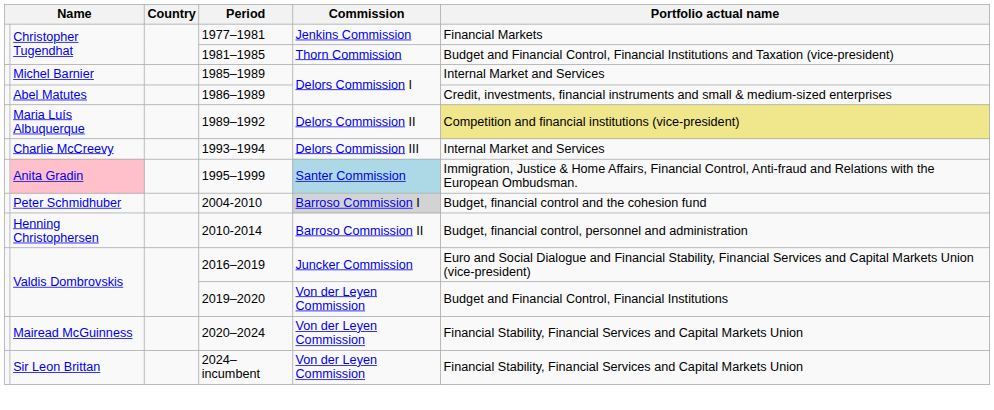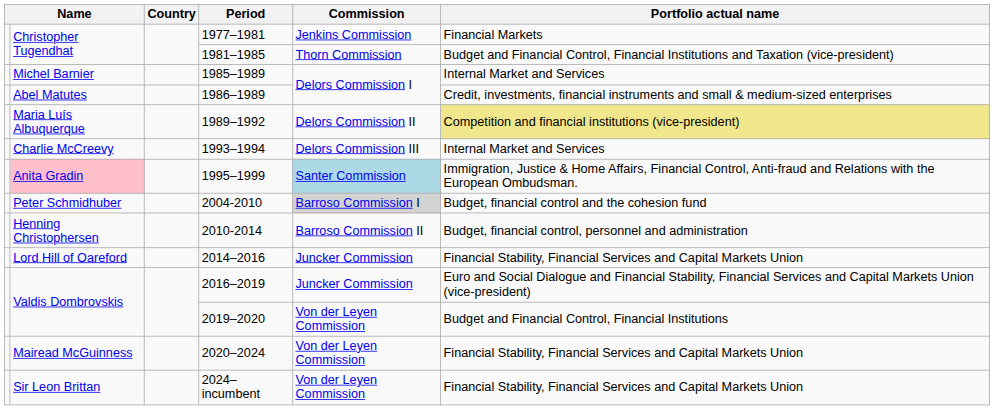+ row: (233, 257)
